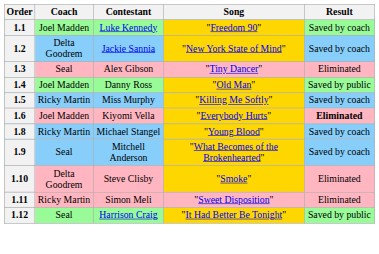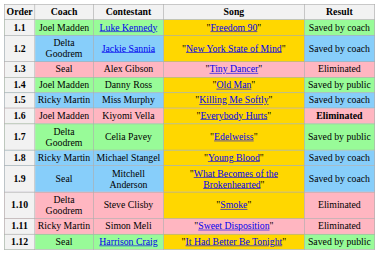+ row: (20, 137)
